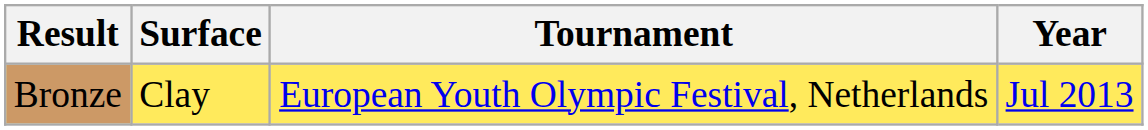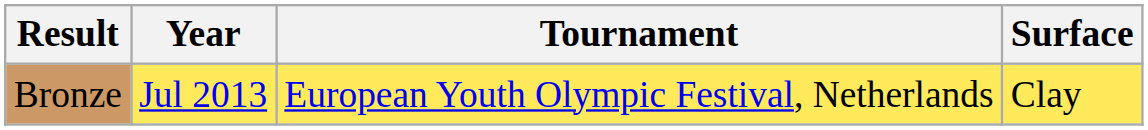columns swapped: (1070, 34) <-> (201, 34)
